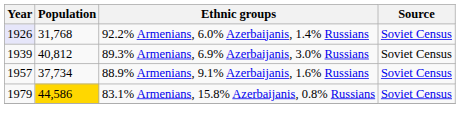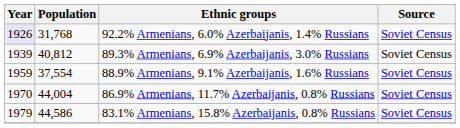(20, 73) 1957 -> (20, 73) 1959
(55, 73) 37,734 -> (55, 73) 37,554
+ row: (238, 93)
(55, 93) gold background -> (55, 113) no background
